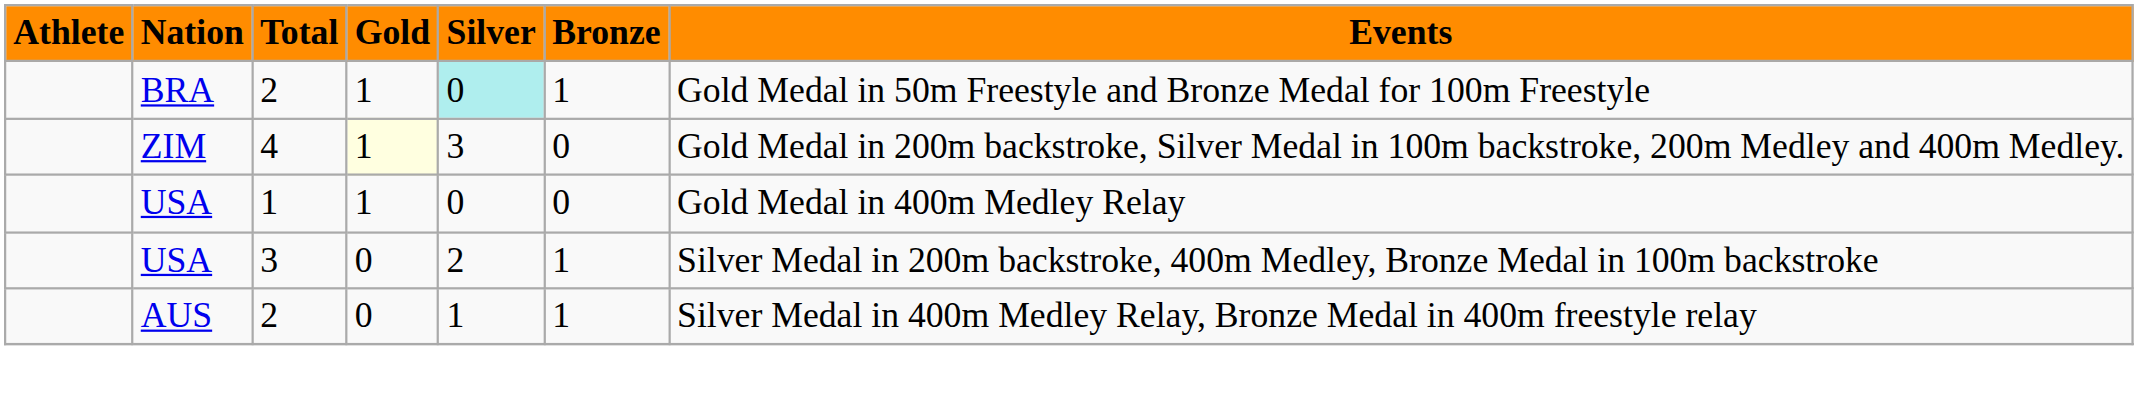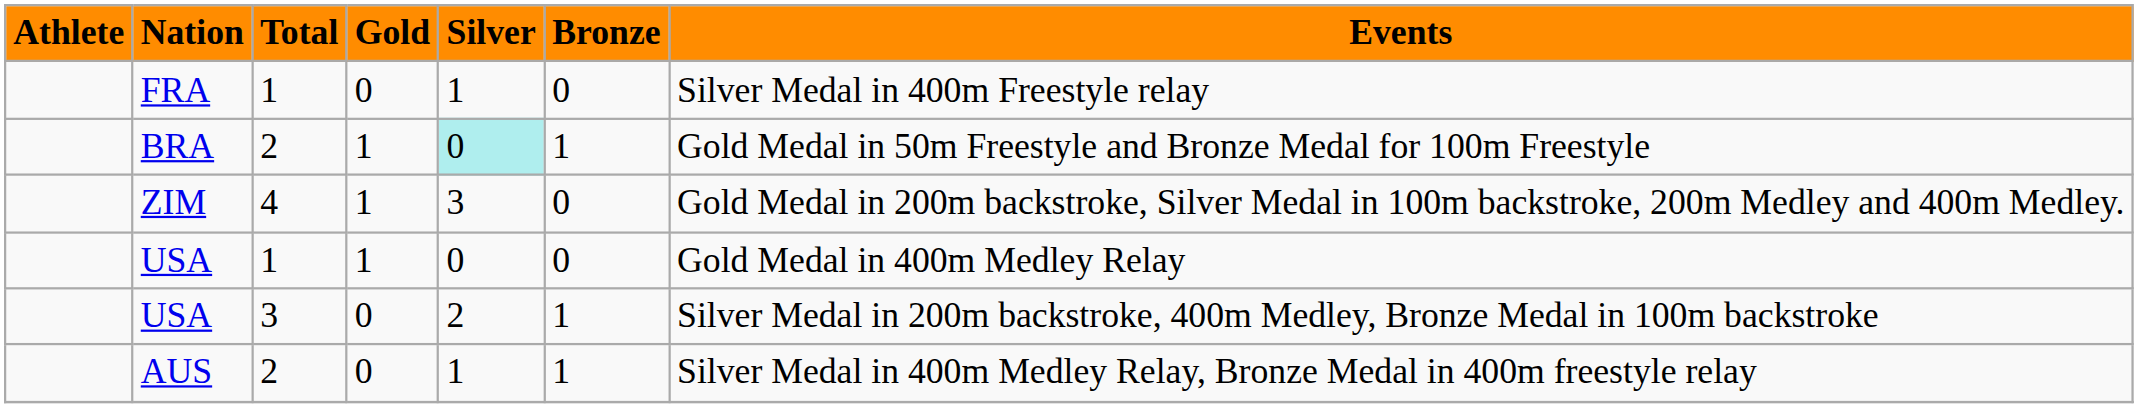+ row: (175, 89)
(364, 145) lightyellow background -> (364, 202) no background
